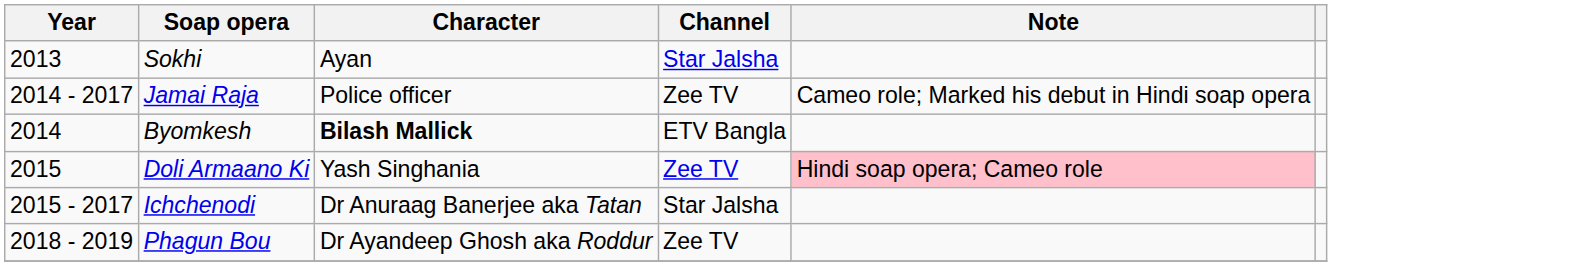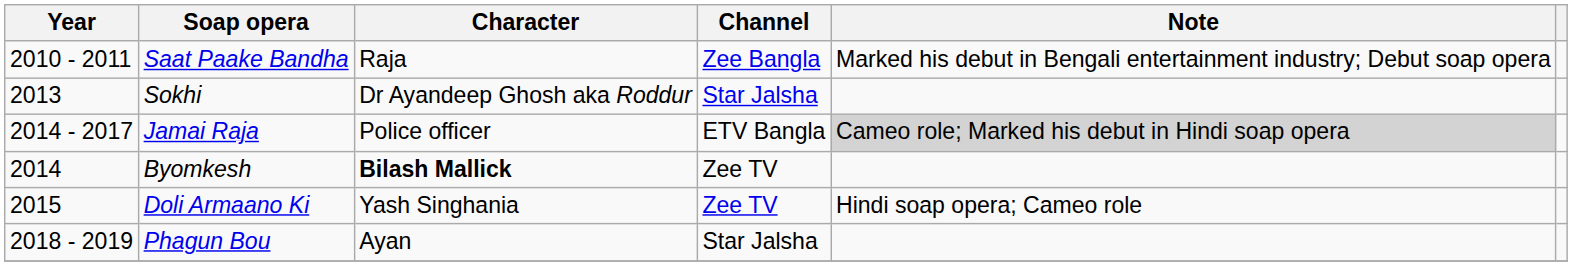+ row: (246, 59)
(346, 59) Ayan -> (526, 95) Dr Ayandeep Ghosh aka Roddur
(701, 95) Zee TV -> (764, 132) ETV Bangla
(1053, 95) no background -> (1093, 132) lightgrey background
(725, 132) ETV Bangla -> (740, 168) Zee TV
(950, 168) pink background -> (989, 205) no background
- row: (199, 205)
(486, 242) Dr Ayandeep Ghosh aka Roddur -> (385, 242) Ayan
(701, 242) Zee TV -> (760, 242) Star Jalsha
